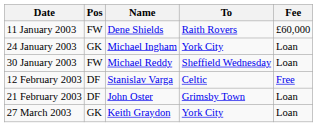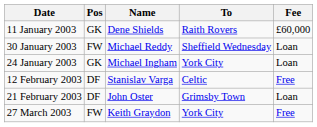(95, 29) FW -> (94, 29) GK
rows swapped: (42, 46) <-> (42, 63)
(94, 113) GK -> (95, 113) FW
(287, 113) Loan -> (285, 113) Free
